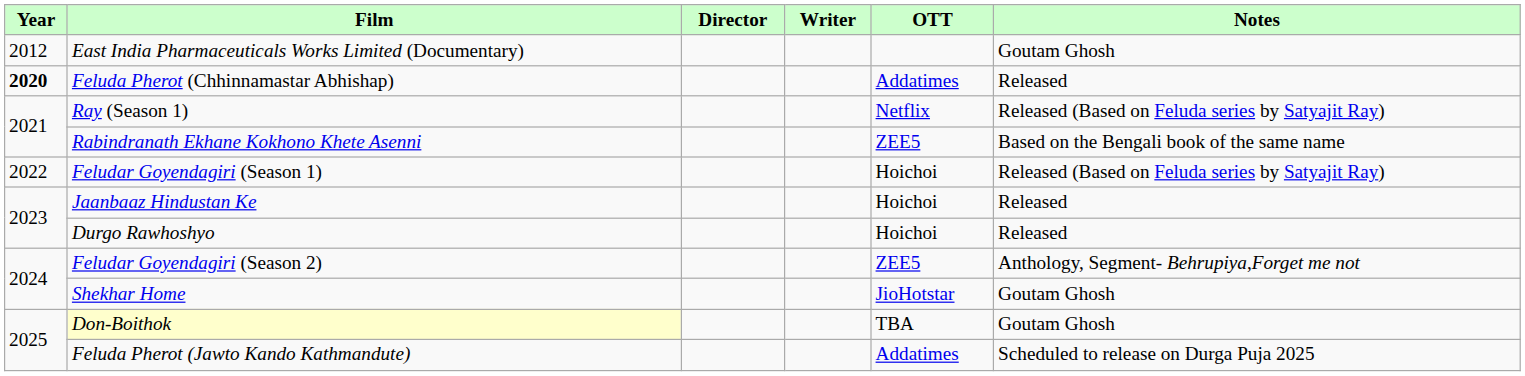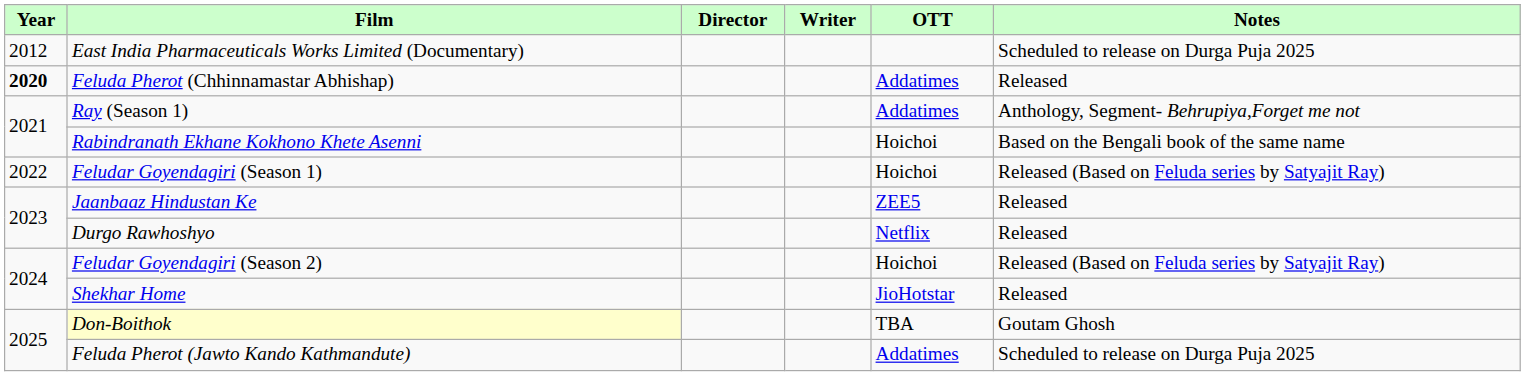(1057, 50) Goutam Ghosh -> (1156, 50) Scheduled to release on Durga Puja 2025
(903, 111) Netflix -> (917, 111) Addatimes
(1191, 111) Released (Based on Feluda series by Satyajit Ray) -> (1179, 111) Anthology, Segment- Behrupiya,Forget me not
(898, 141) ZEE5 -> (907, 141) Hoichoi
(907, 202) Hoichoi -> (898, 202) ZEE5
(907, 232) Hoichoi -> (903, 232) Netflix
(898, 263) ZEE5 -> (907, 263) Hoichoi
(1179, 263) Anthology, Segment- Behrupiya,Forget me not -> (1191, 263) Released (Based on Feluda series by Satyajit Ray)
(1057, 293) Goutam Ghosh -> (1033, 293) Released
